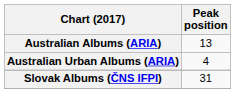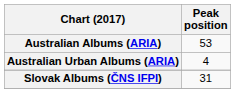(206, 43) 13 -> (206, 43) 53
